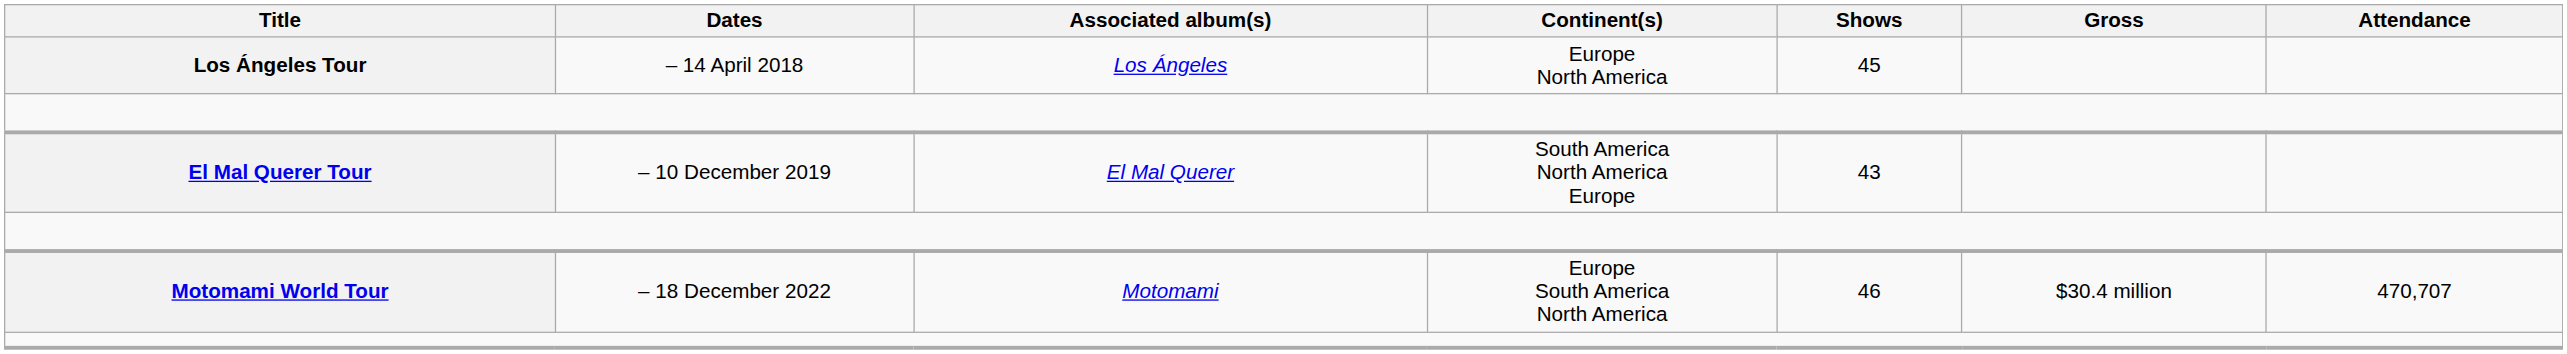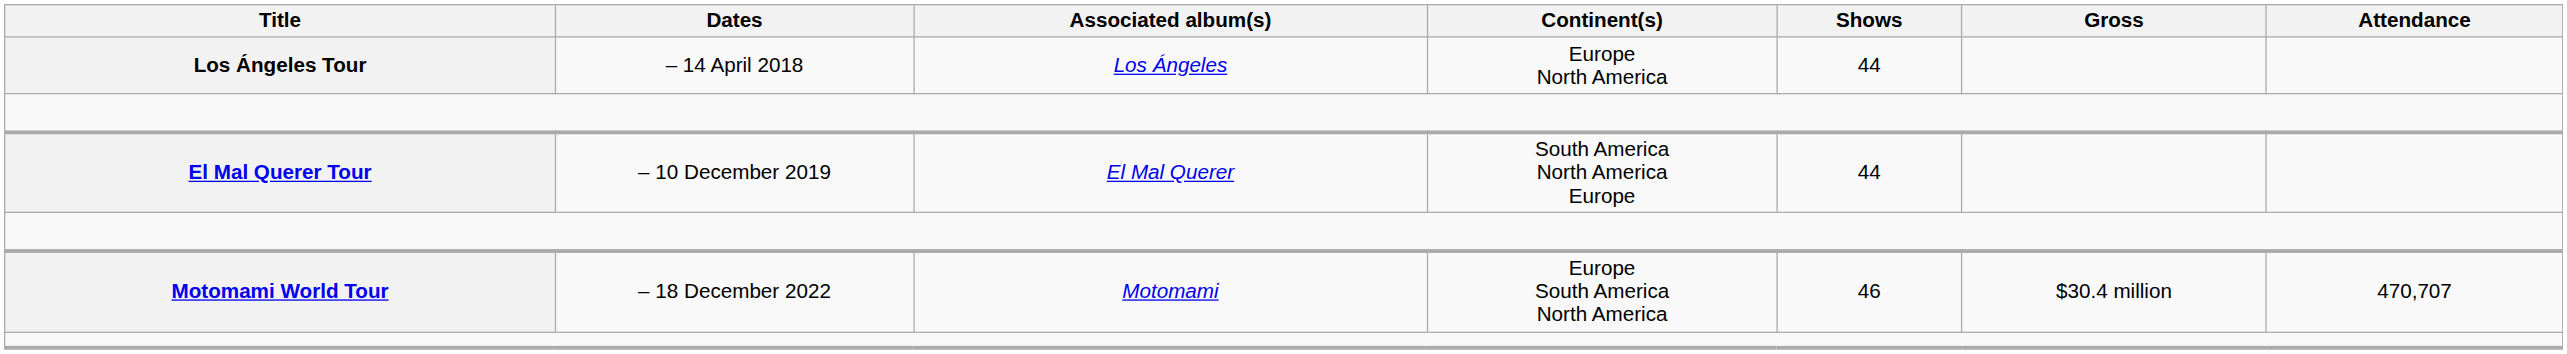(1869, 65) 45 -> (1869, 65) 44
(1869, 172) 43 -> (1869, 172) 44
